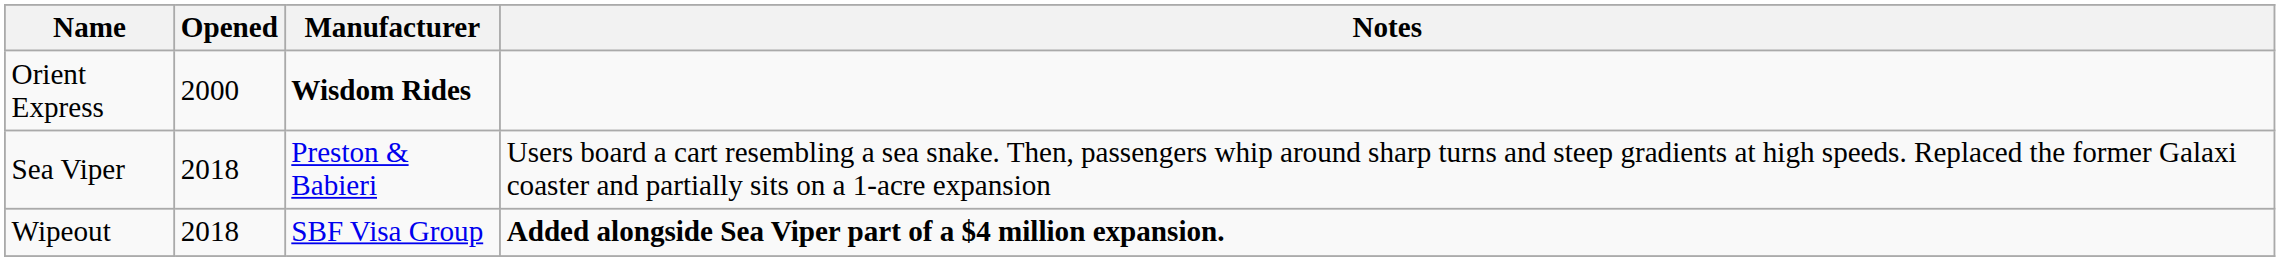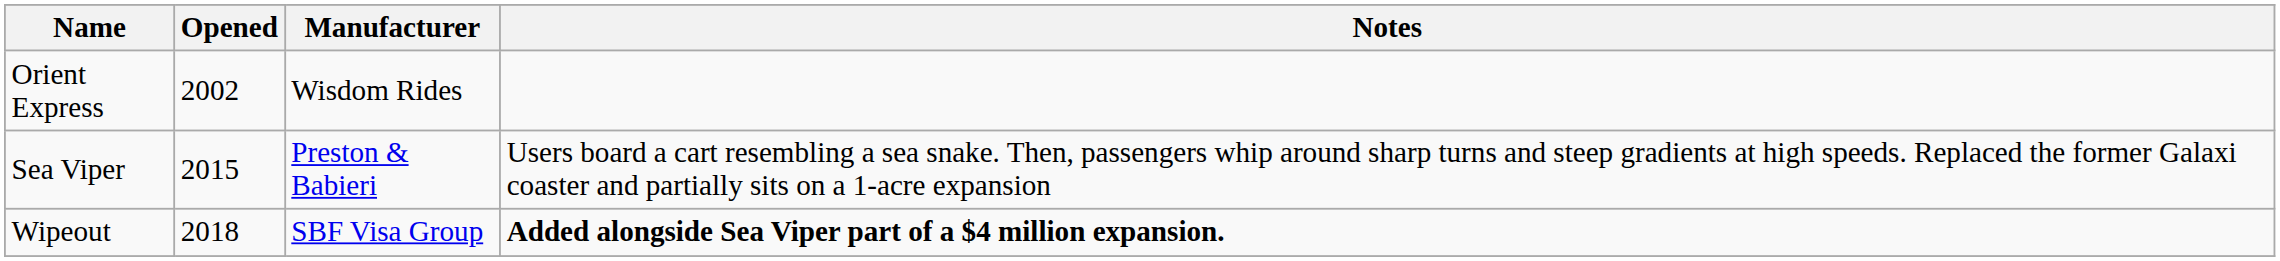(210, 90) 2000 -> (210, 90) 2002
(381, 90) bold -> (377, 90) normal
(210, 169) 2018 -> (210, 169) 2015
